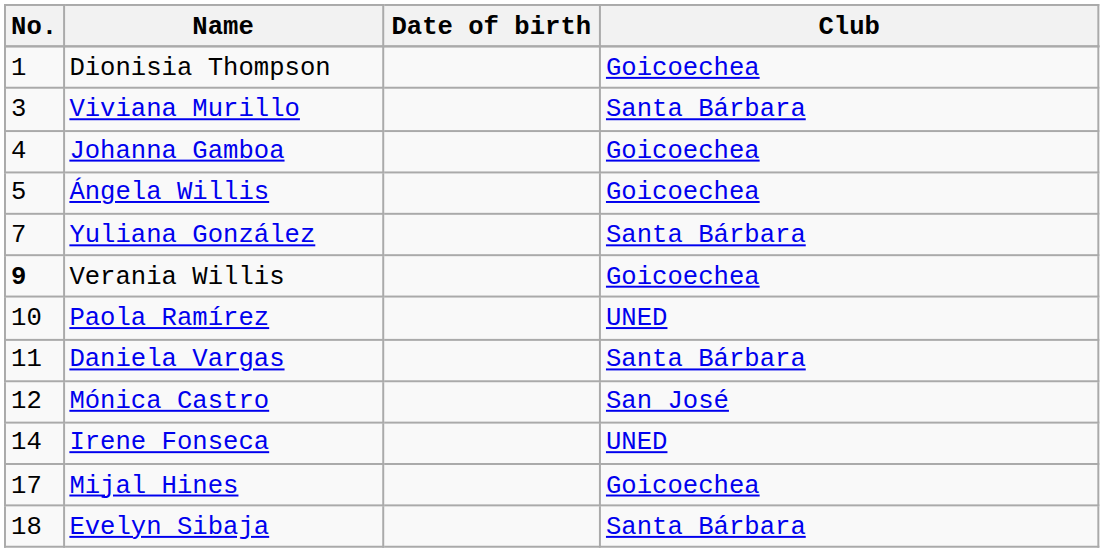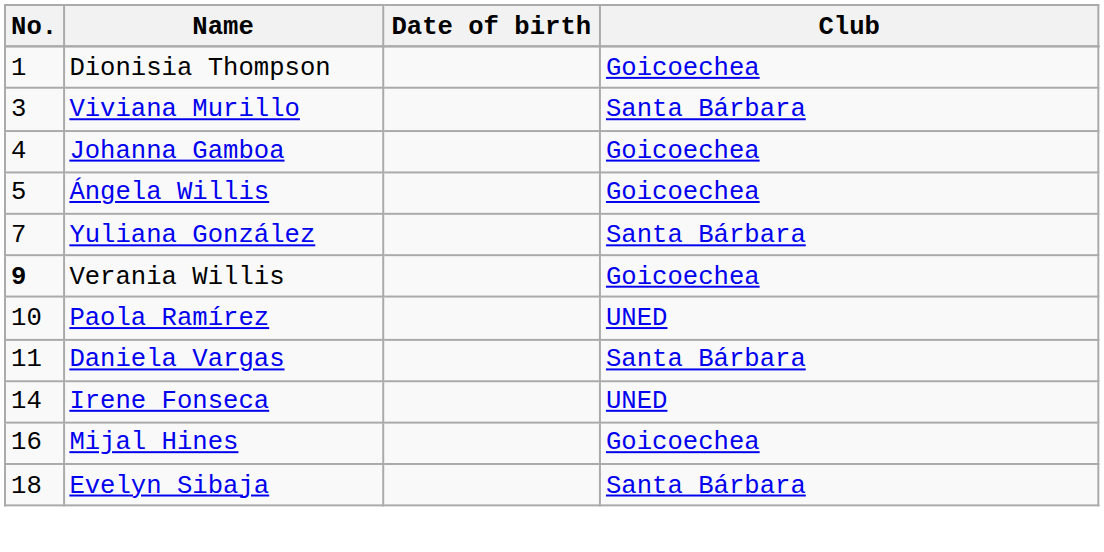- row: (169, 402)
(26, 485) 17 -> (26, 443) 16
